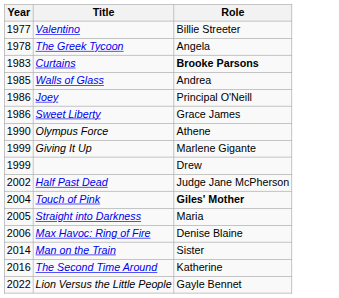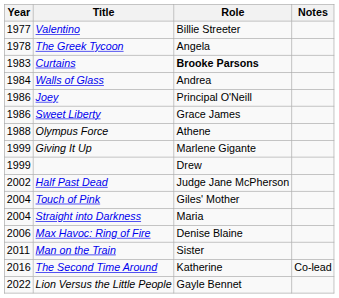+ column: (313, 13)
(19, 81) 1985 -> (19, 81) 1984
(19, 132) 1990 -> (19, 132) 1988
(210, 200) bold -> (208, 200) normal
(19, 217) 2005 -> (19, 217) 2004
(19, 251) 2014 -> (18, 251) 2011
